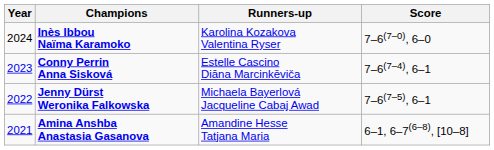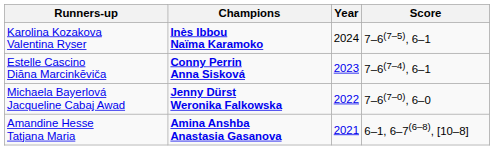columns swapped: (20, 14) <-> (280, 14)
(398, 38) 7–6(7–0), 6–0 -> (398, 38) 7–6(7–5), 6–1
(398, 99) 7–6(7–5), 6–1 -> (398, 99) 7–6(7–0), 6–0
